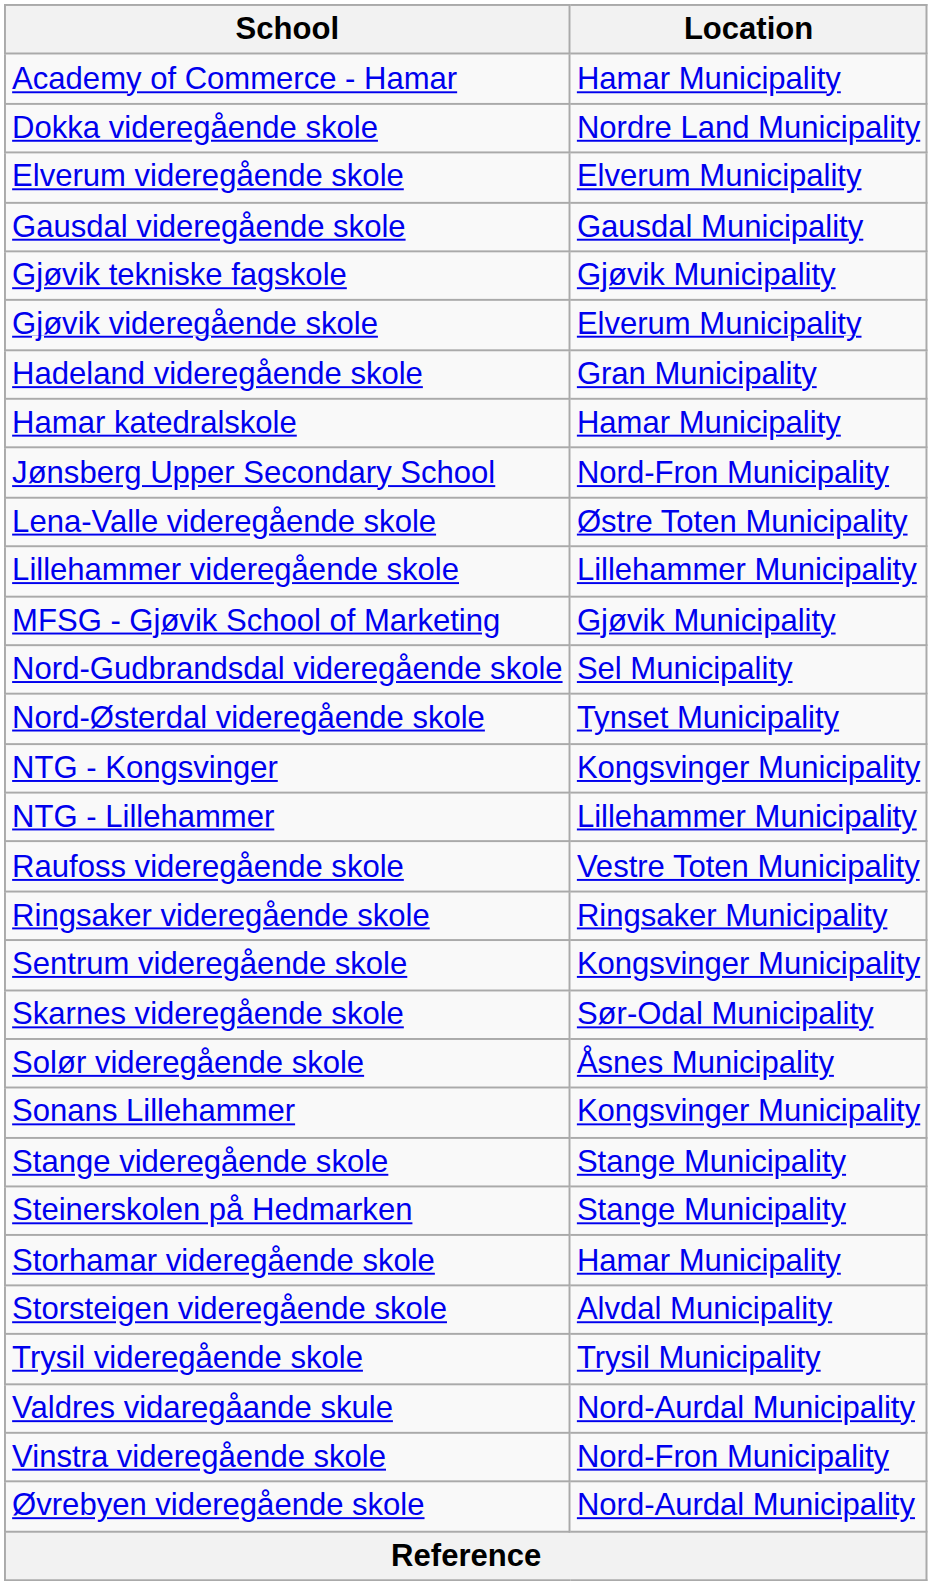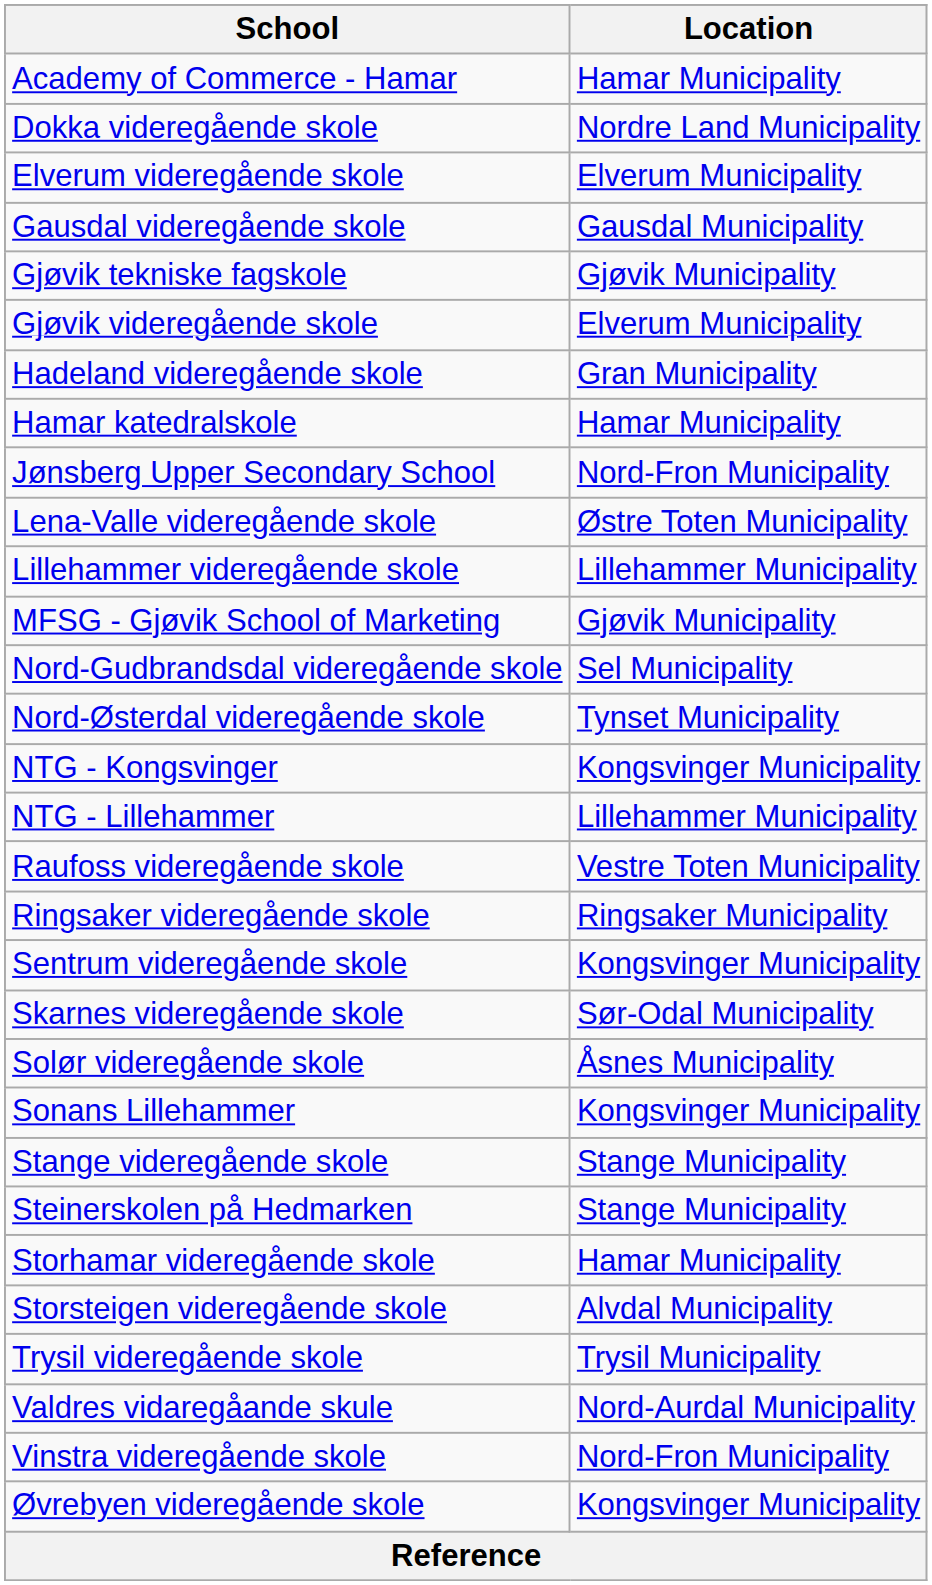(746, 1505) Nord-Aurdal Municipality -> (749, 1505) Kongsvinger Municipality
